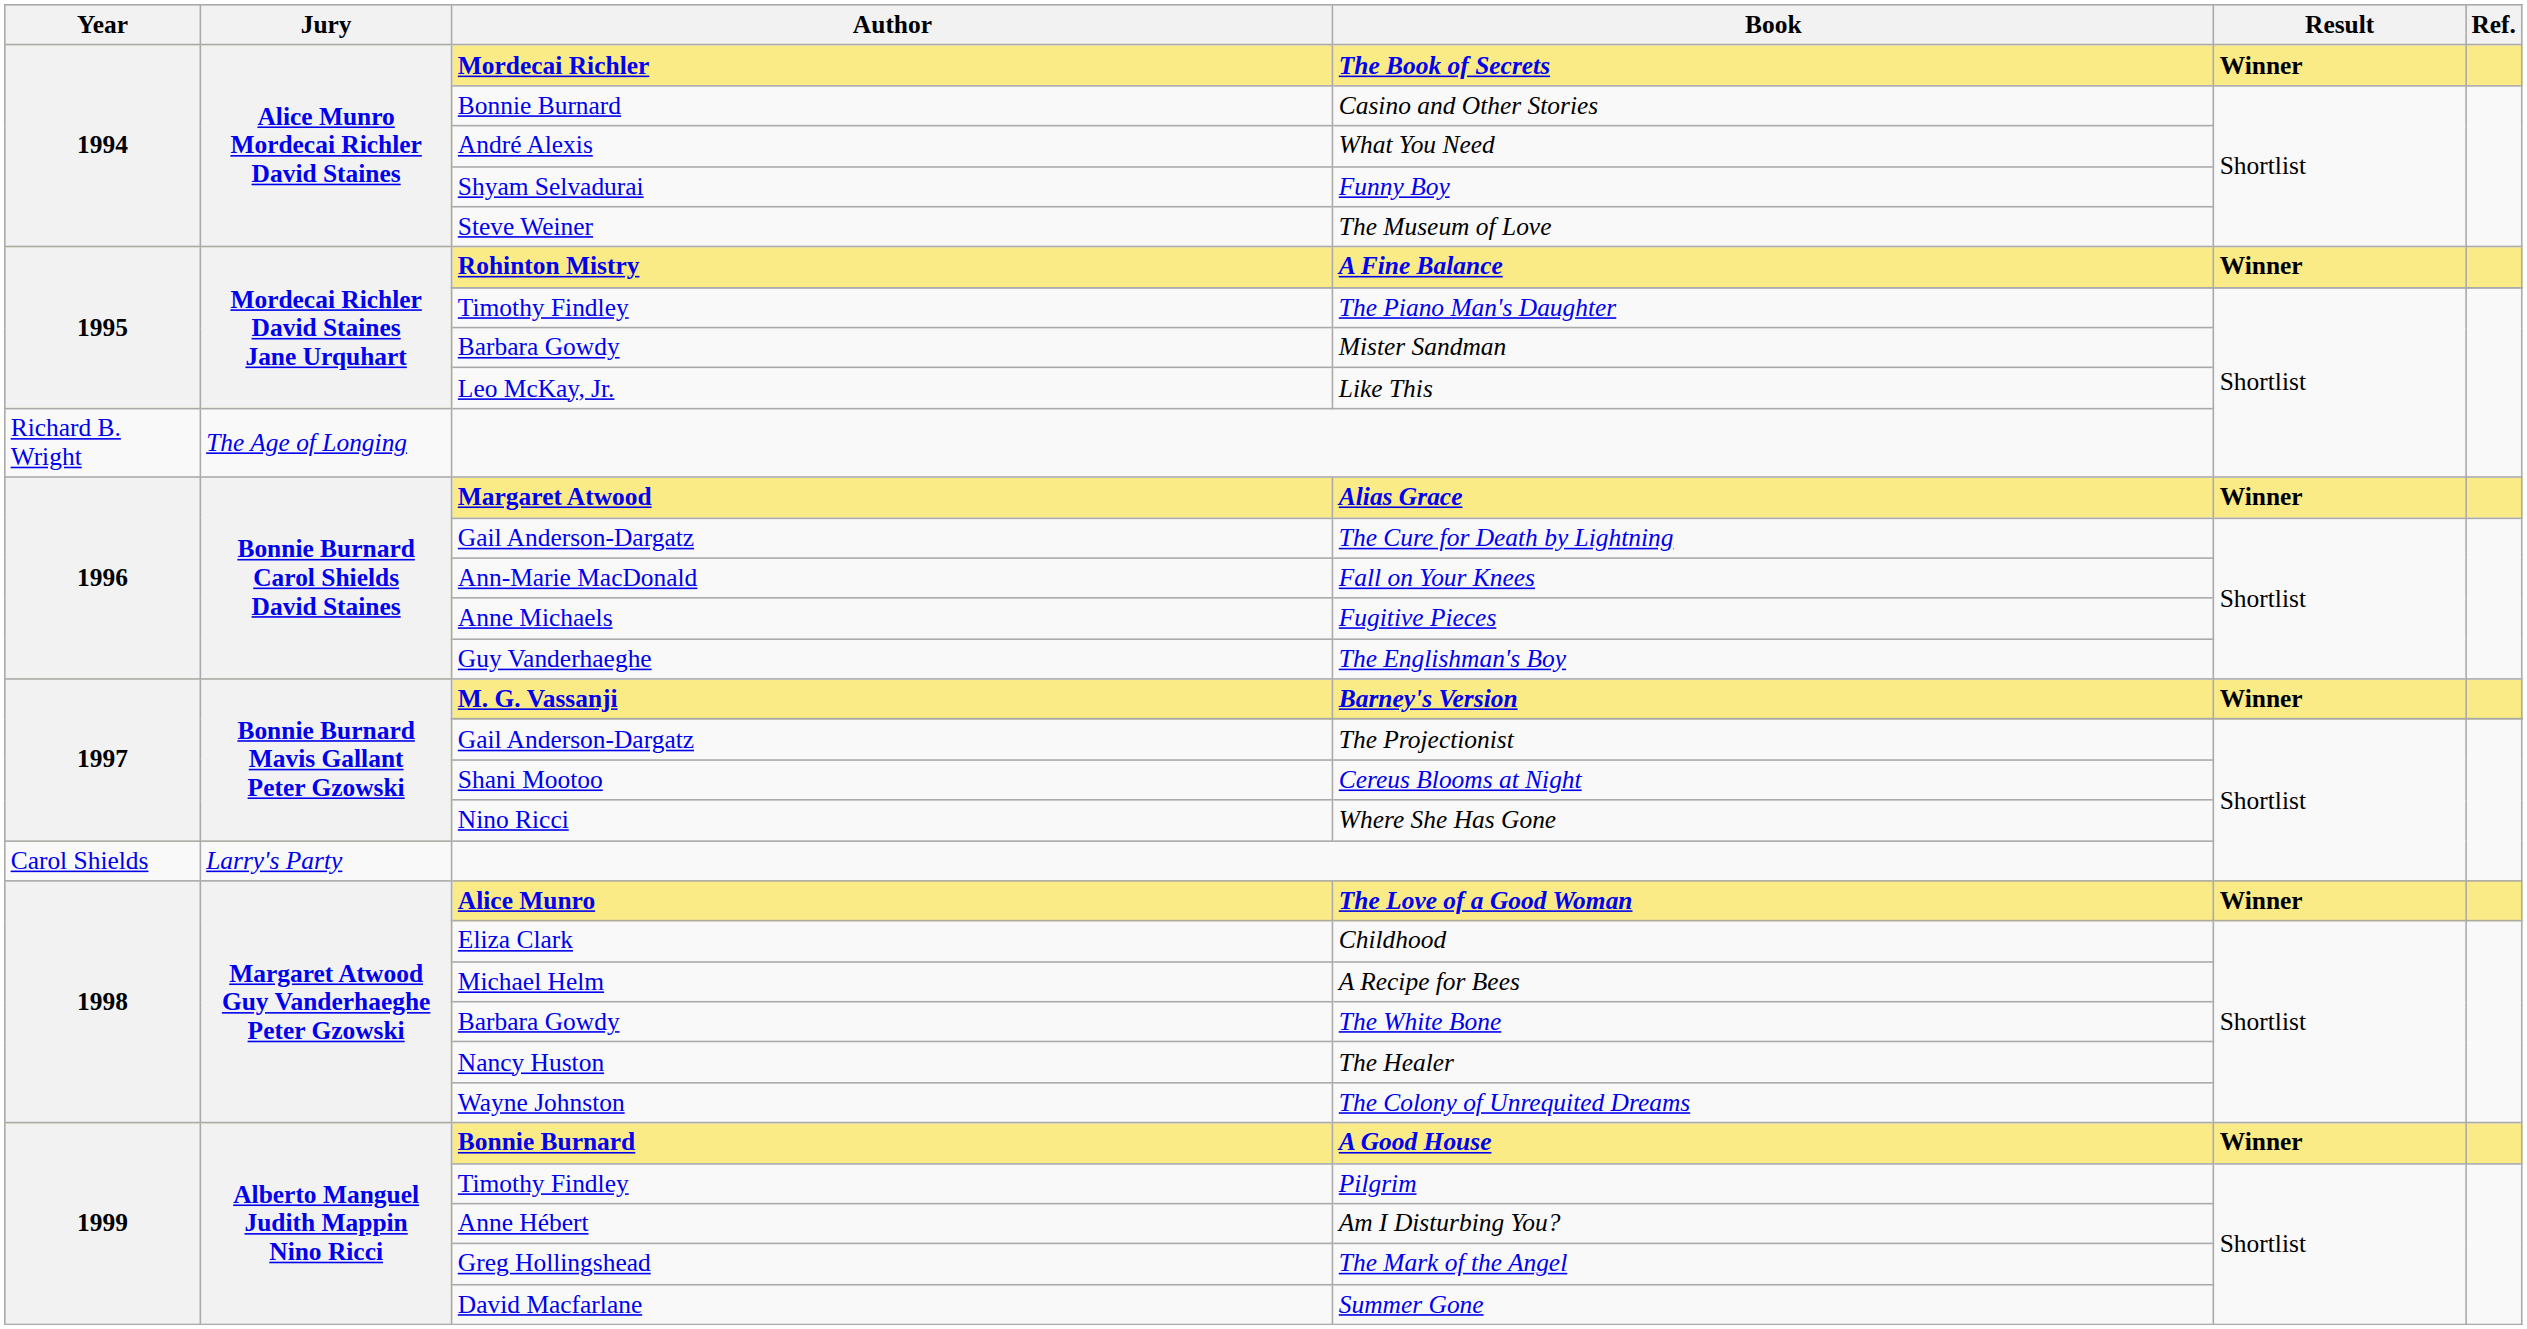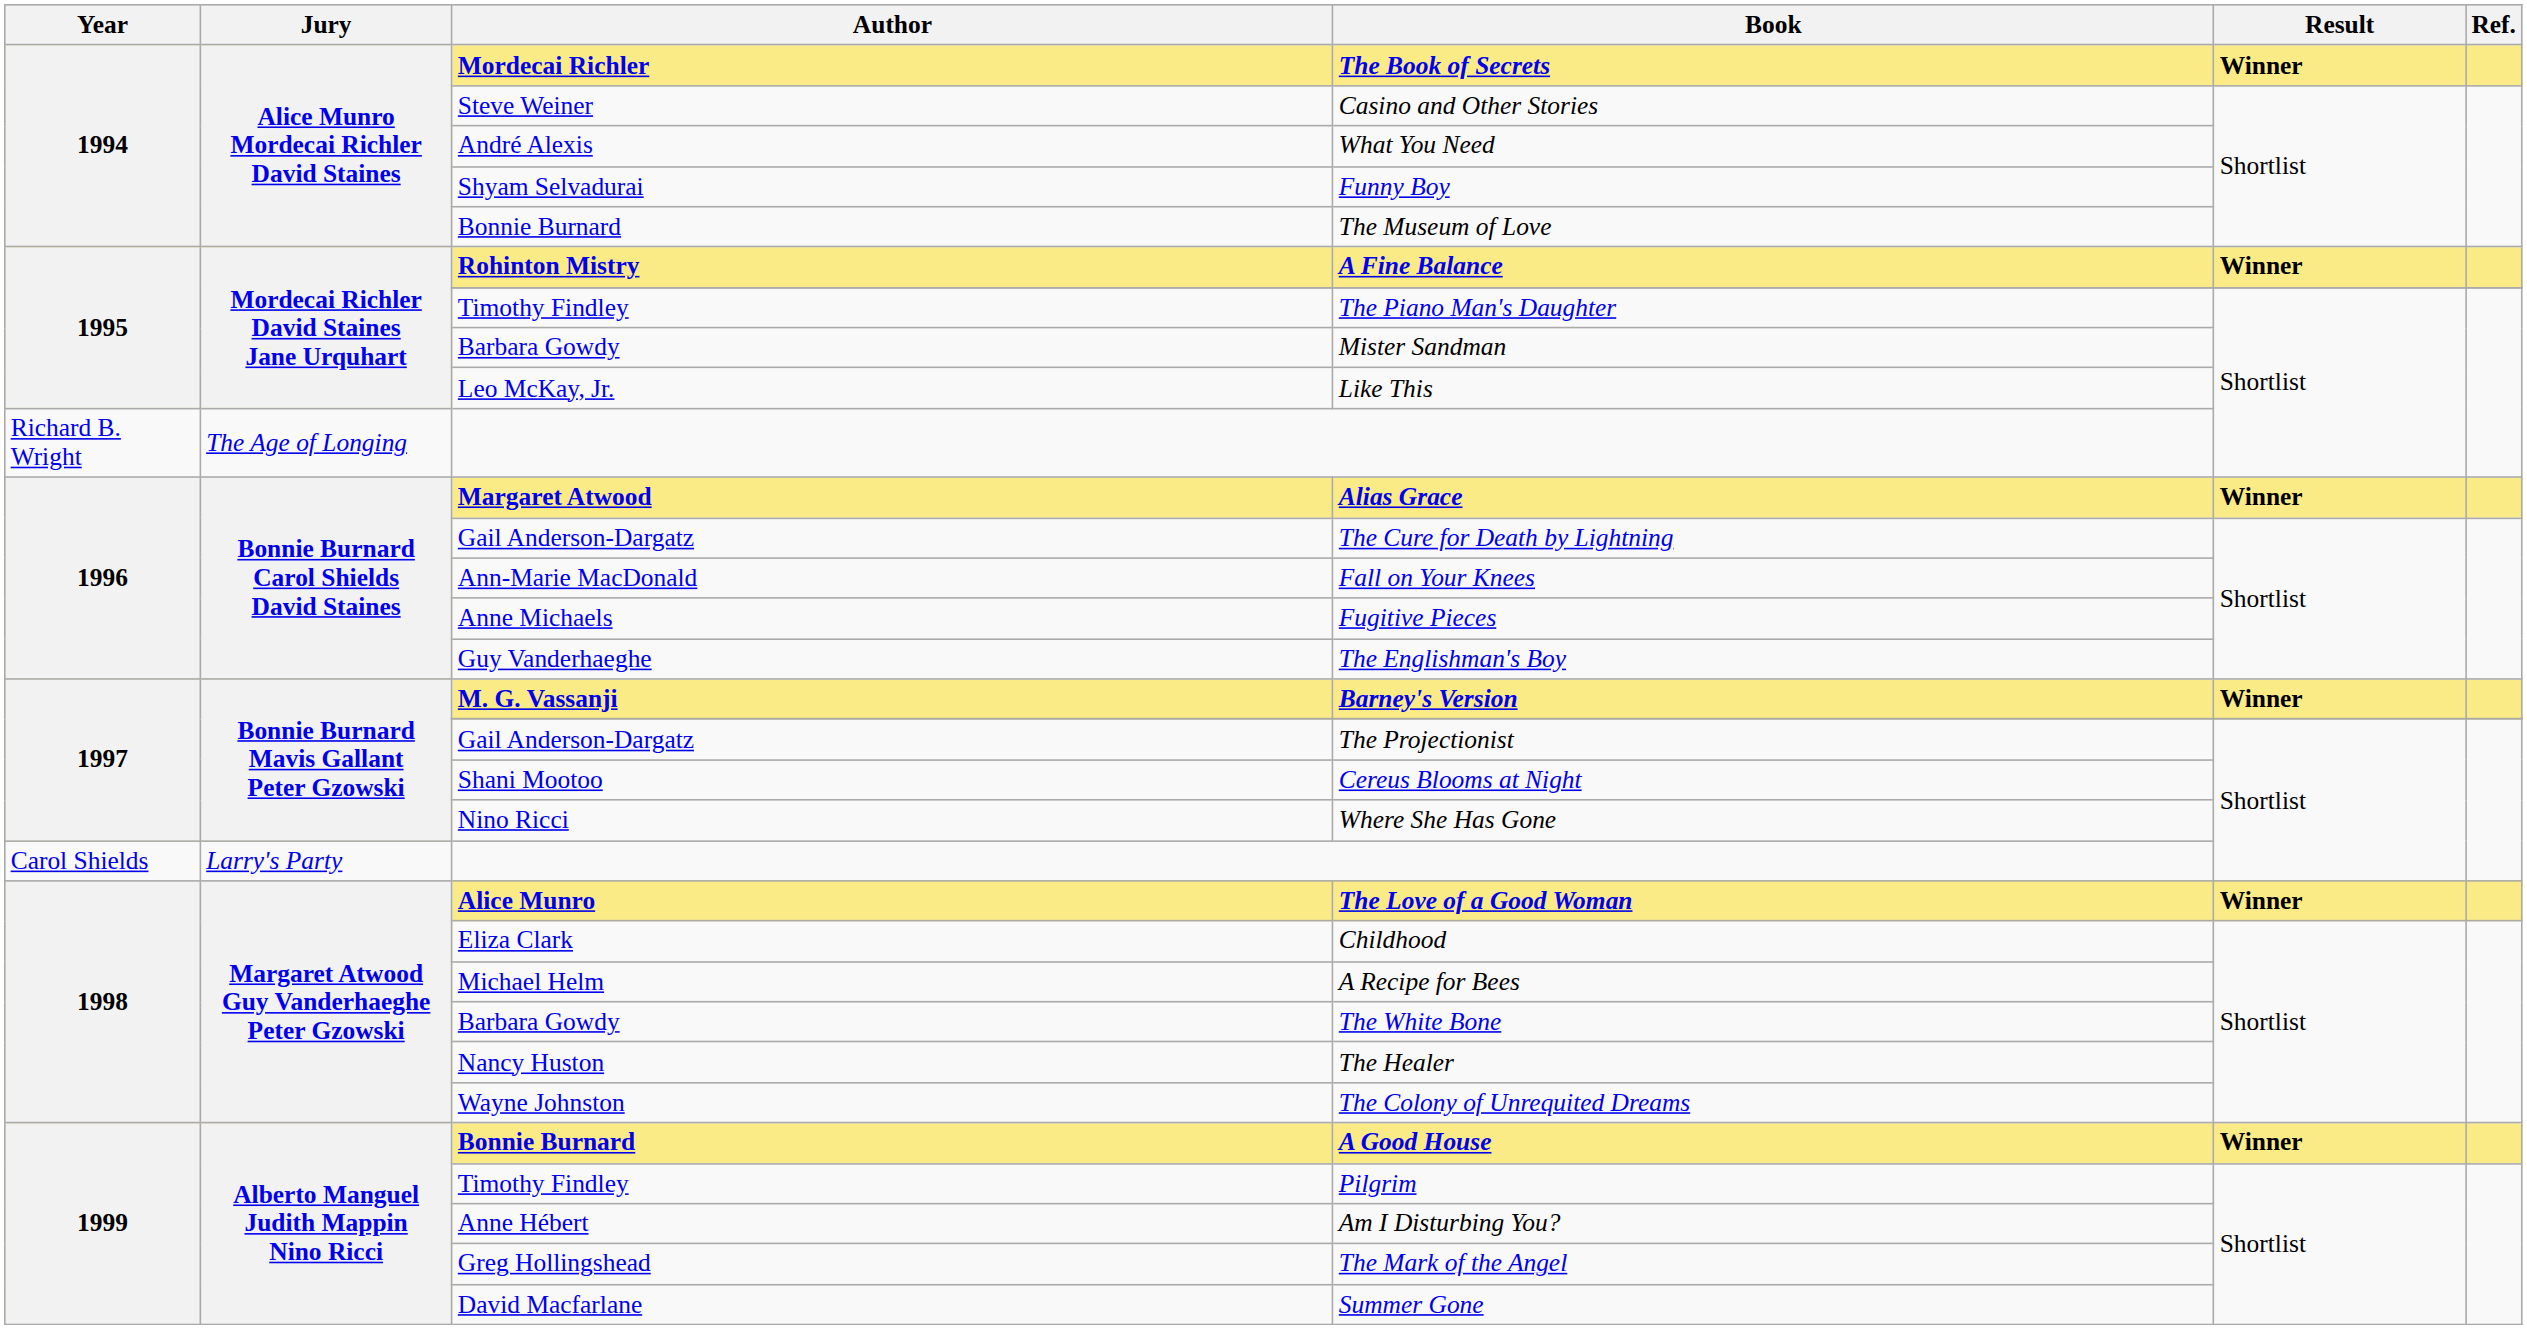(539, 105) Bonnie Burnard -> (525, 105) Steve Weiner
(525, 226) Steve Weiner -> (539, 226) Bonnie Burnard
